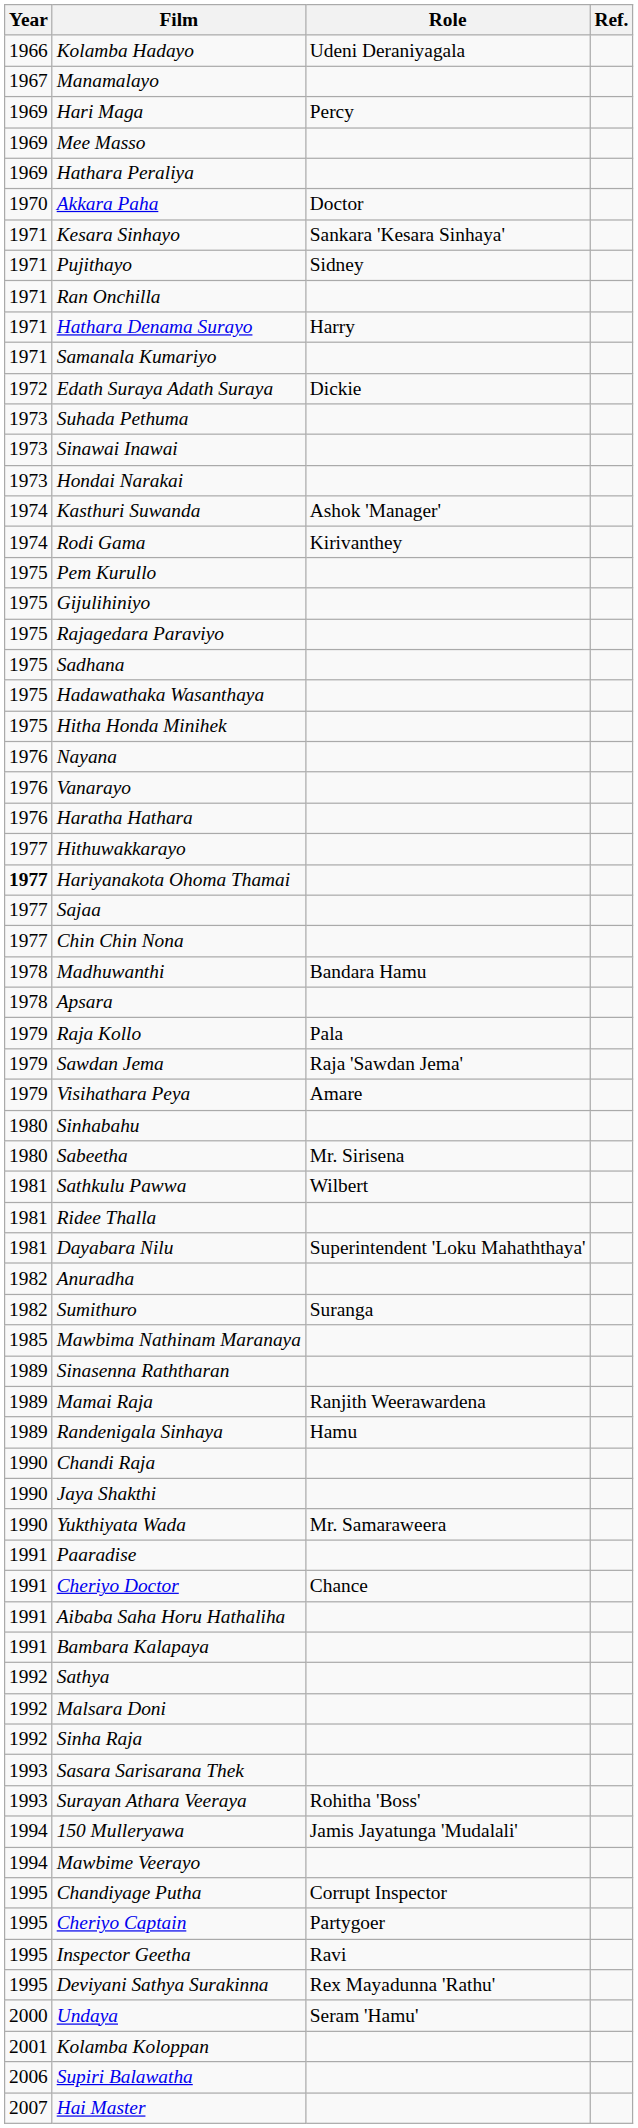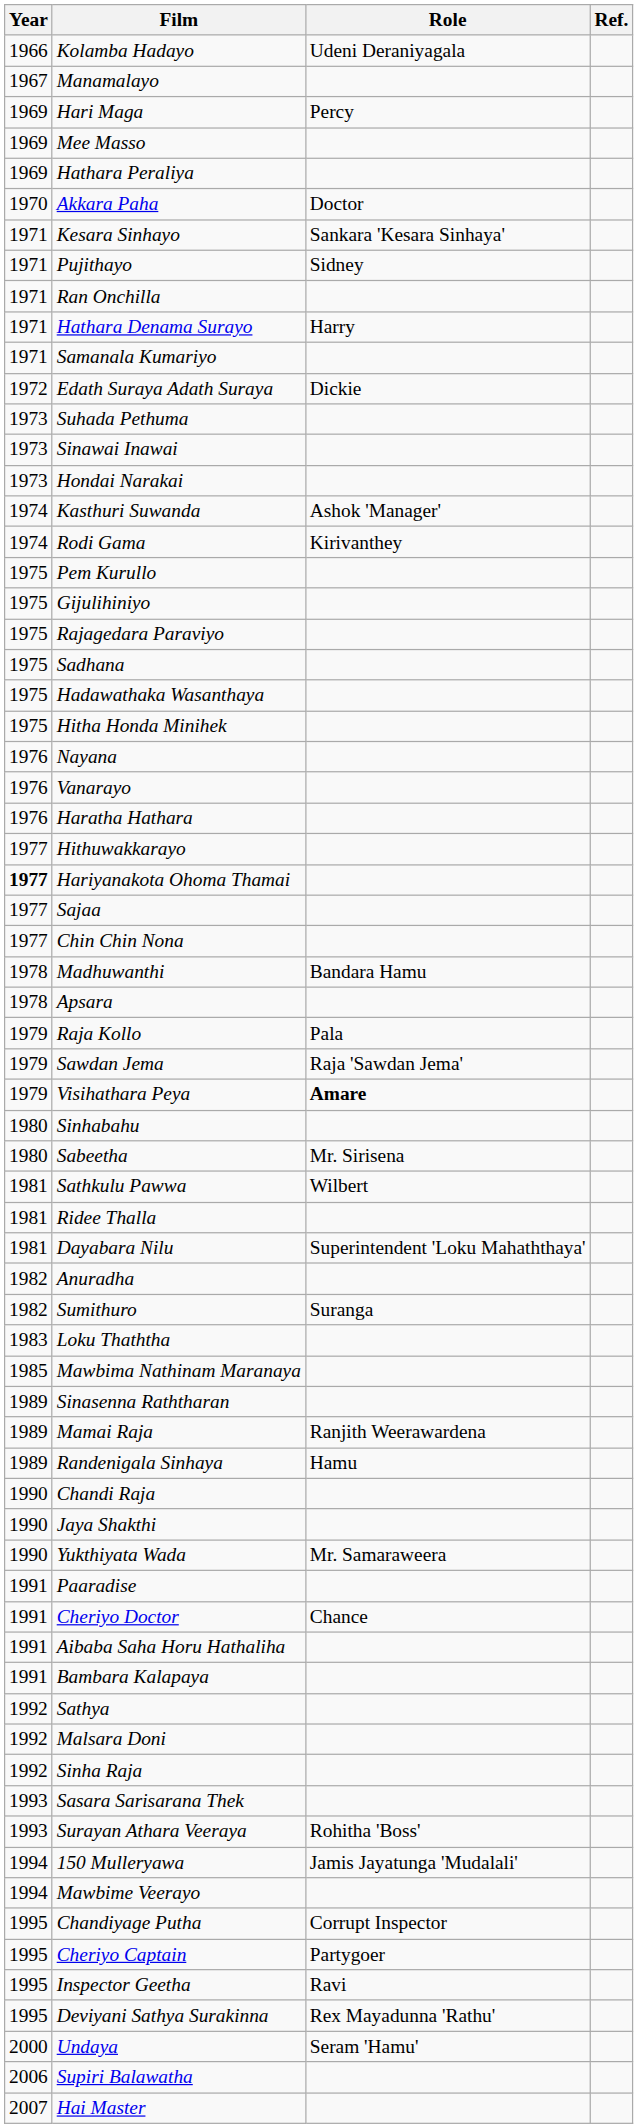(336, 1094) normal -> (338, 1094) bold
+ row: (113, 1340)
- row: (133, 2046)
